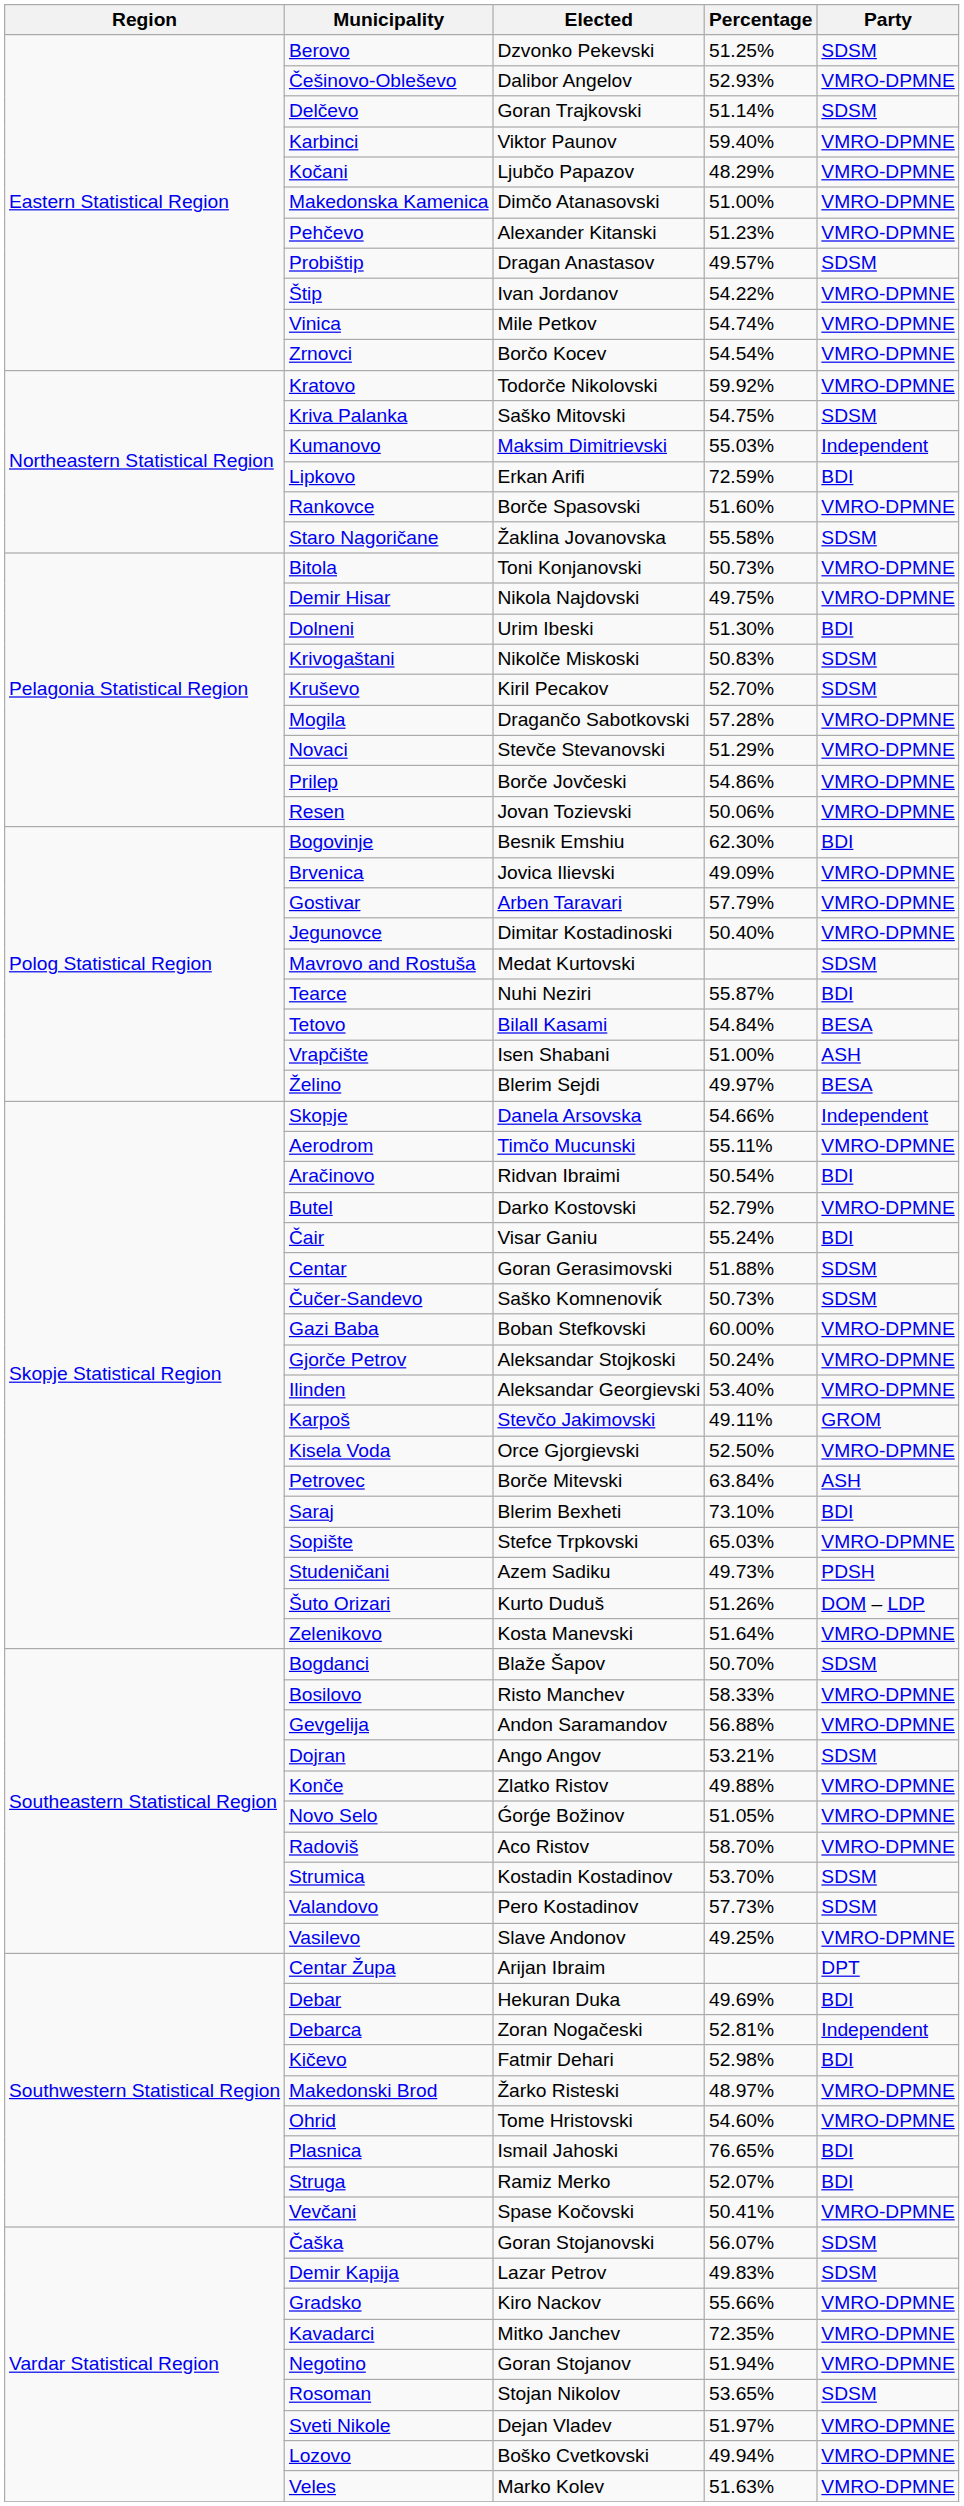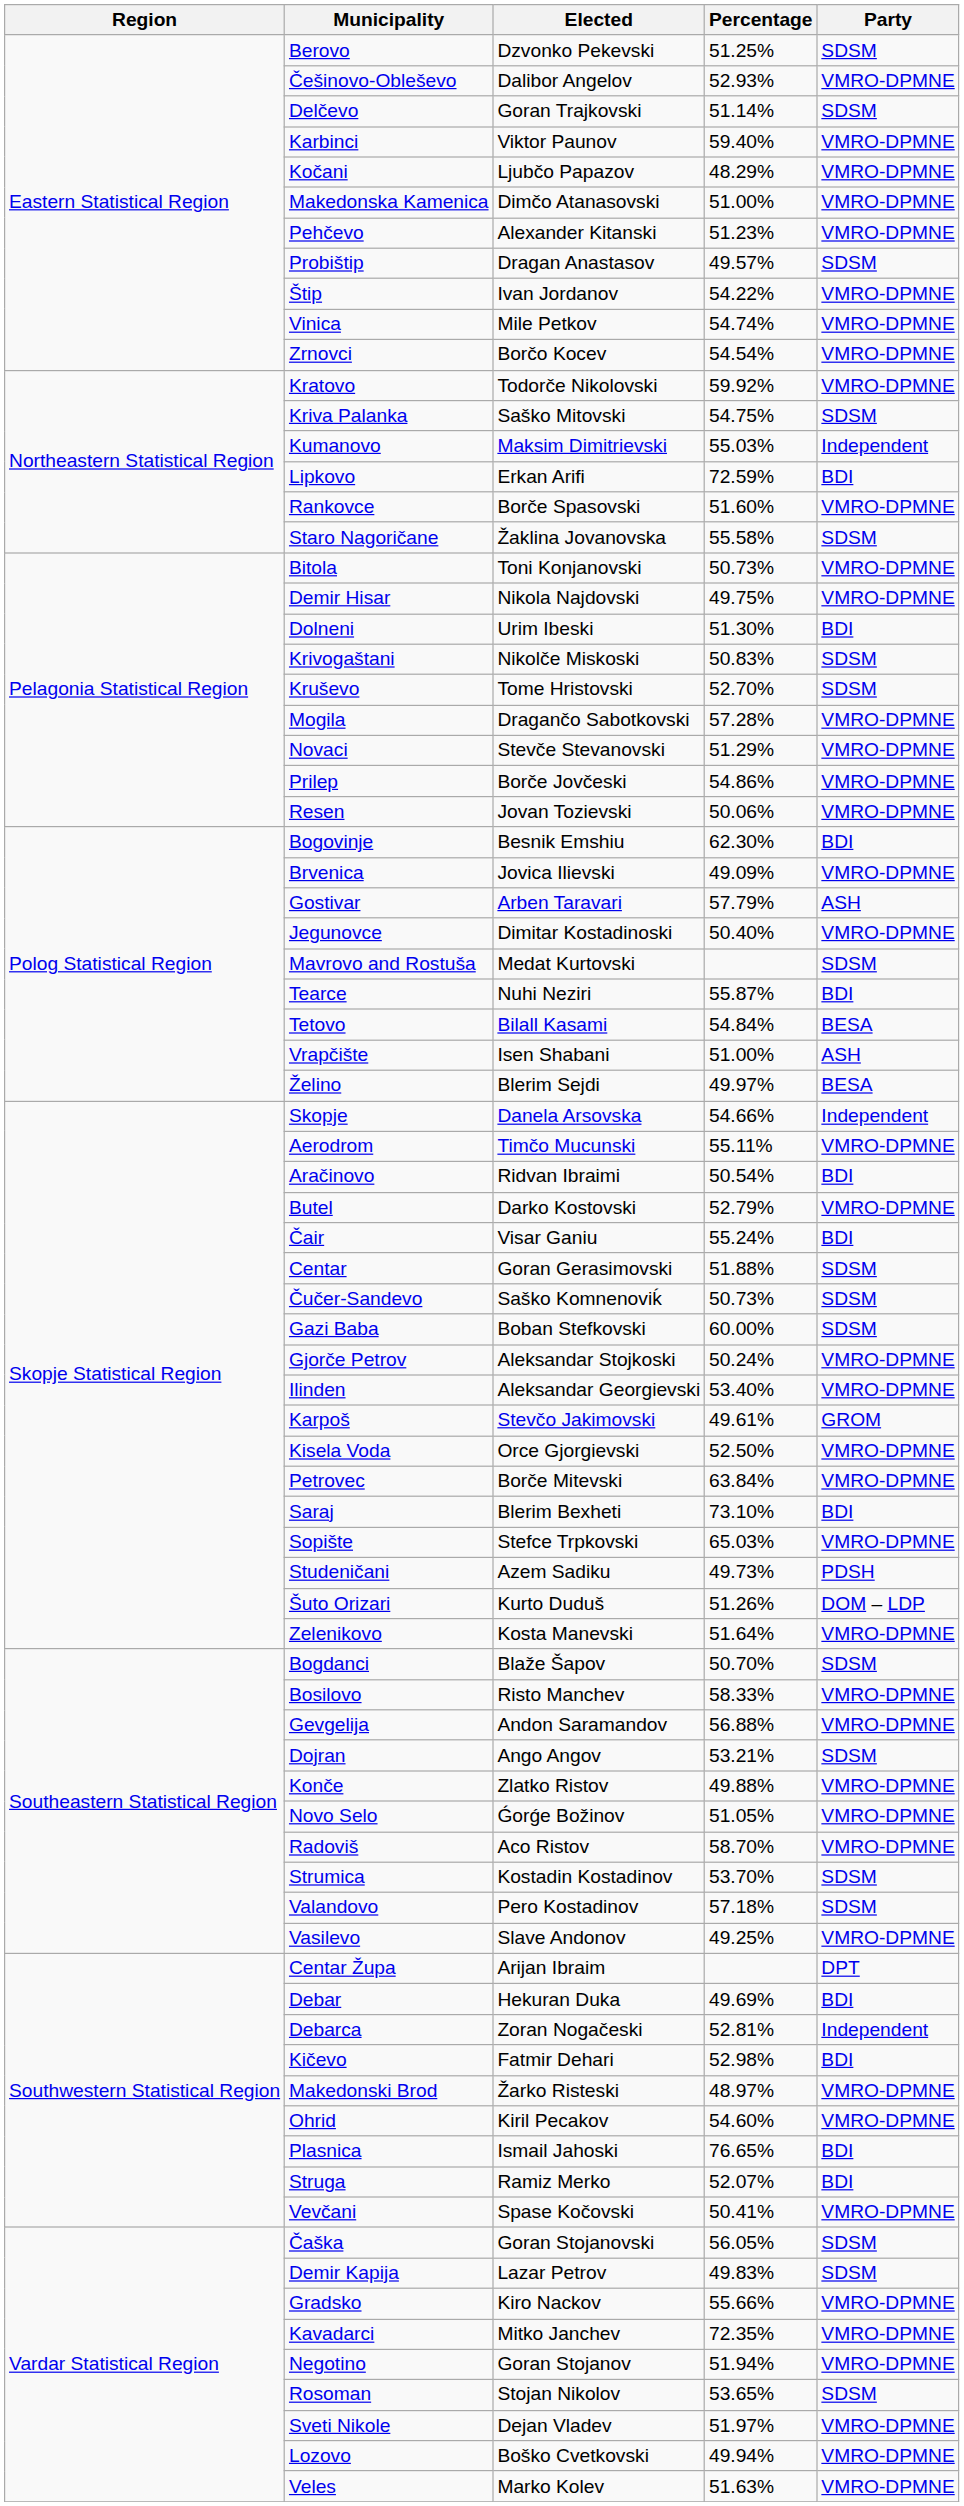(553, 689) Kiril Pecakov -> (565, 689) Tome Hristovski
(888, 902) VMRO-DPMNE -> (841, 902) ASH
(888, 1329) VMRO-DPMNE -> (849, 1329) SDSM
(741, 1420) 49.11% -> (742, 1420) 49.61%
(841, 1481) ASH -> (888, 1481) VMRO-DPMNE
(742, 1907) 57.73% -> (742, 1907) 57.18%
(565, 2120) Tome Hristovski -> (553, 2120) Kiril Pecakov
(742, 2242) 56.07% -> (742, 2242) 56.05%
